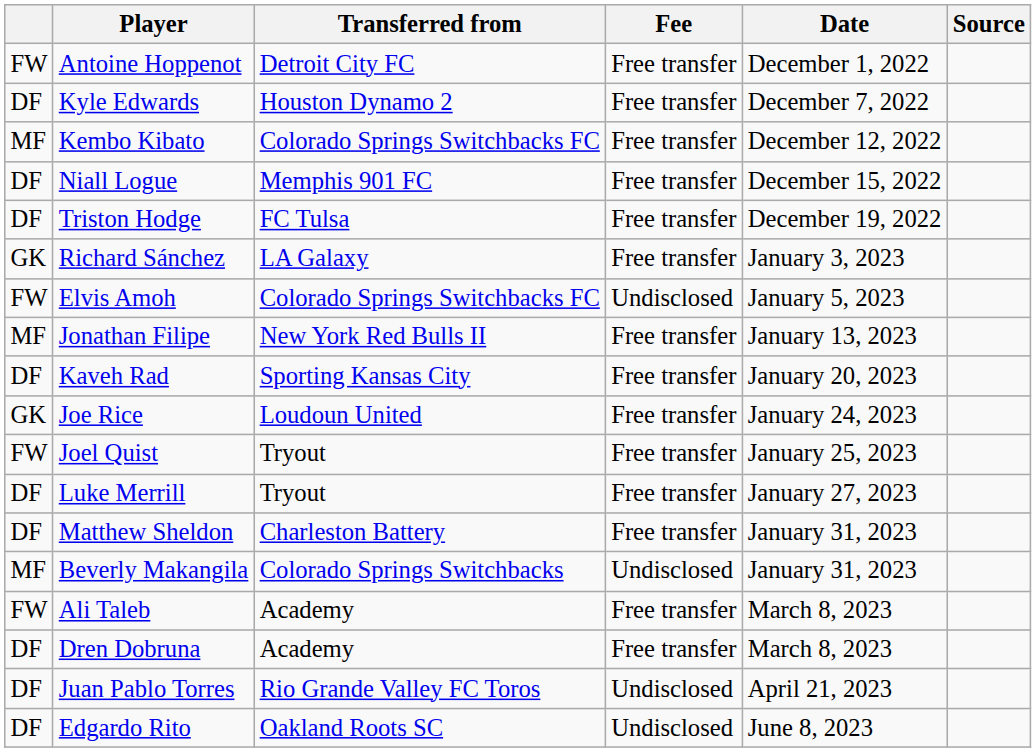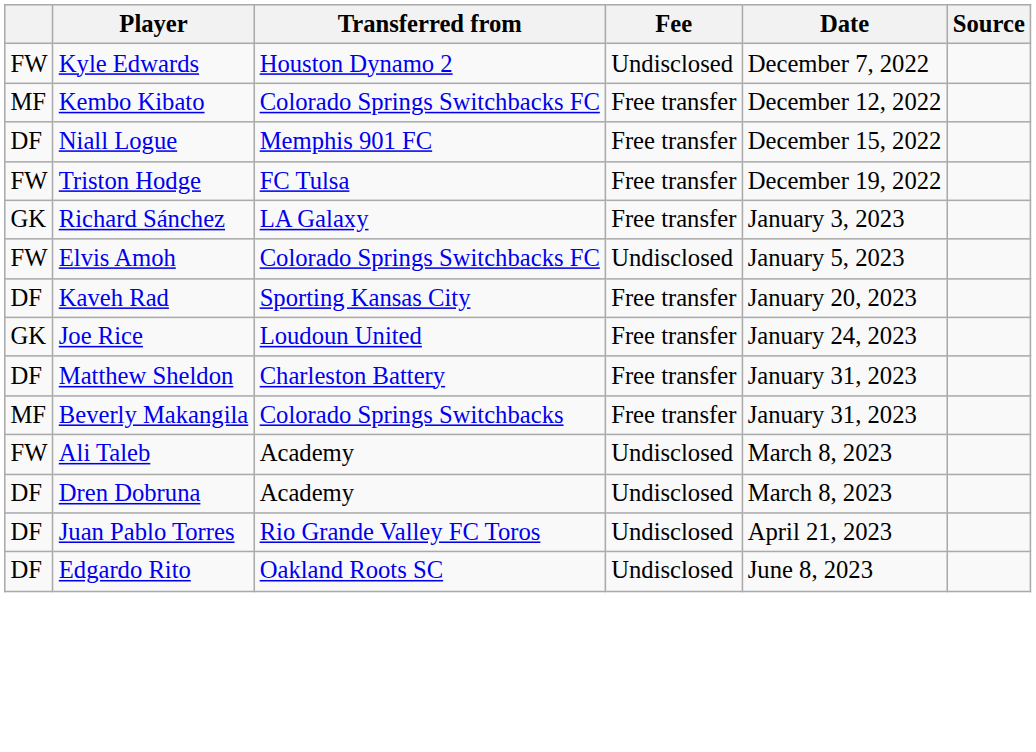- row: (150, 63)
(26, 102) DF -> (29, 63) FW
(674, 102) Free transfer -> (672, 63) Undisclosed
(26, 219) DF -> (29, 180) FW
- row: (134, 336)
- row: (108, 453)
- row: (122, 492)
(672, 571) Undisclosed -> (674, 414) Free transfer
(674, 610) Free transfer -> (672, 453) Undisclosed
(674, 649) Free transfer -> (672, 492) Undisclosed
